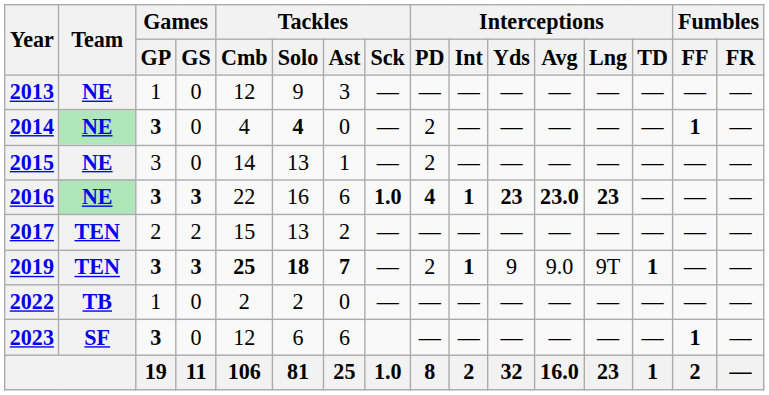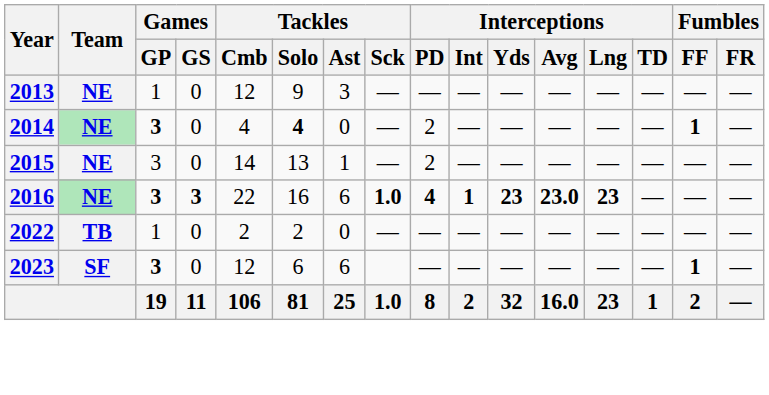- row: (32, 232)
- row: (32, 267)
